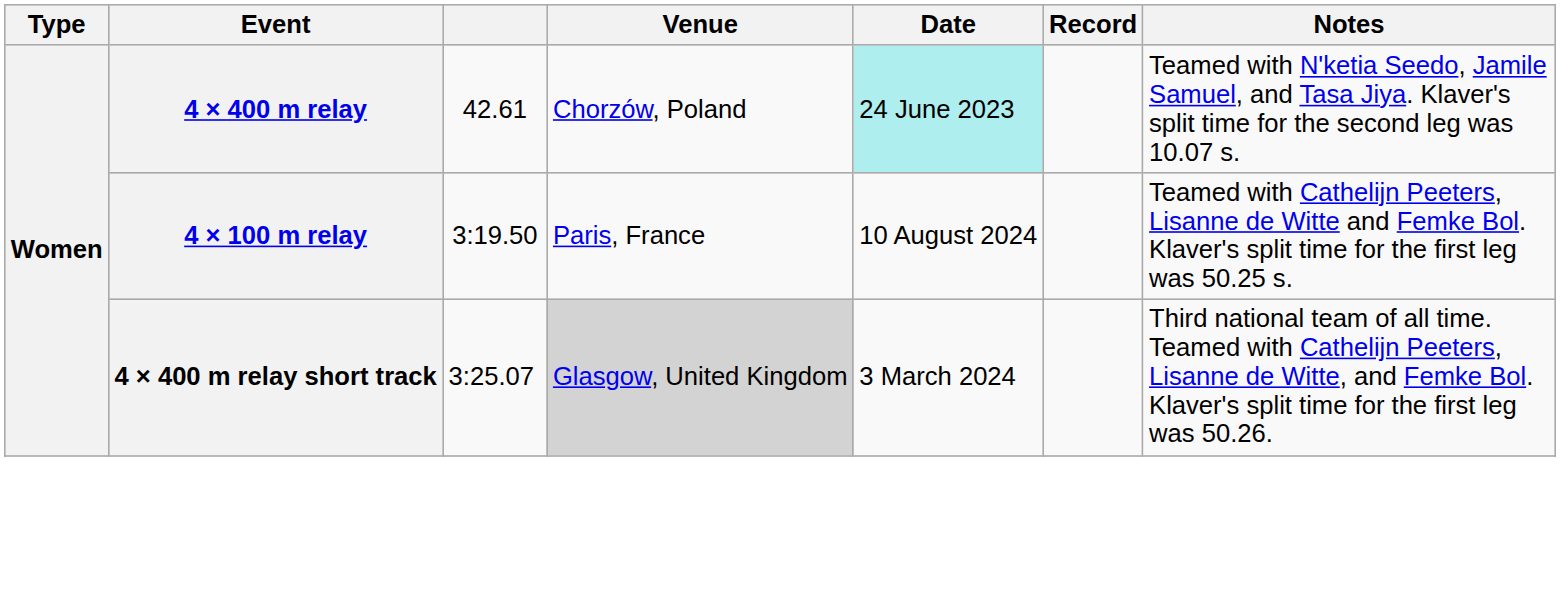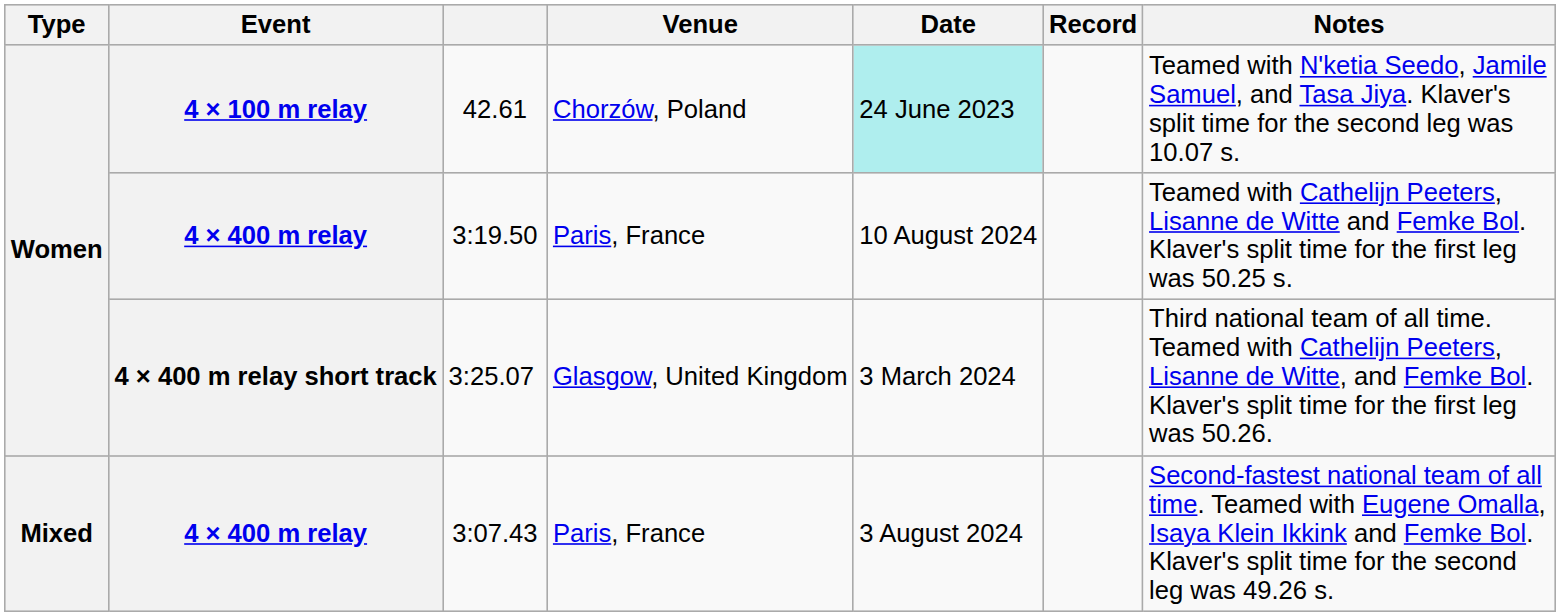(276, 108) 4 × 400 m relay -> (276, 108) 4 × 100 m relay
(276, 235) 4 × 100 m relay -> (276, 235) 4 × 400 m relay
(700, 376) lightgrey background -> (700, 376) no background
+ row: (495, 532)
